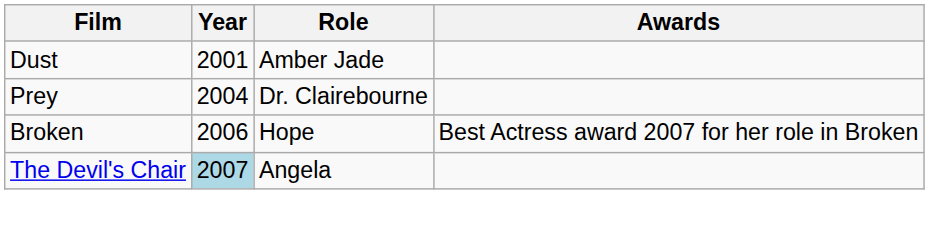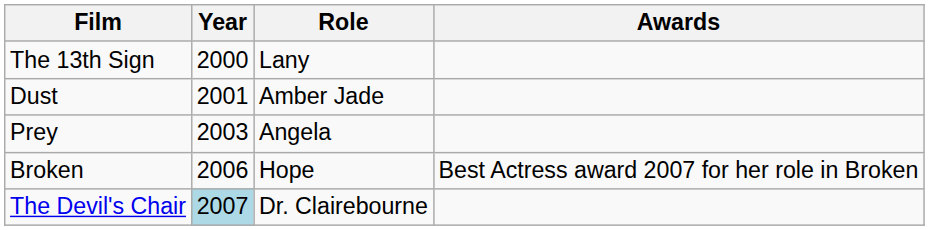+ row: (82, 59)
(222, 96) 2004 -> (222, 133) 2003
(343, 96) Dr. Clairebourne -> (295, 133) Angela
(295, 170) Angela -> (343, 206) Dr. Clairebourne
